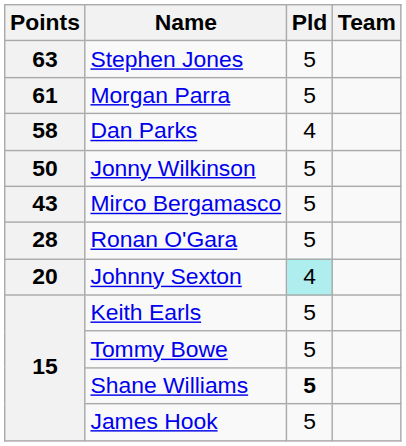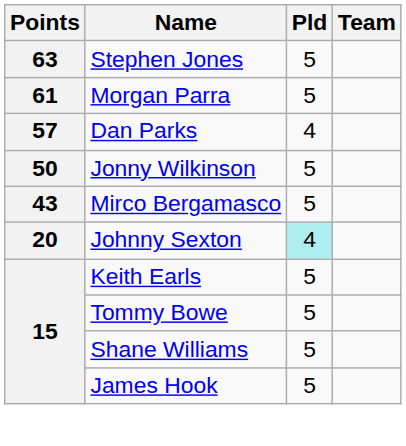(45, 131) 58 -> (45, 131) 57
- row: (164, 240)
(310, 385) bold -> (310, 349) normal
